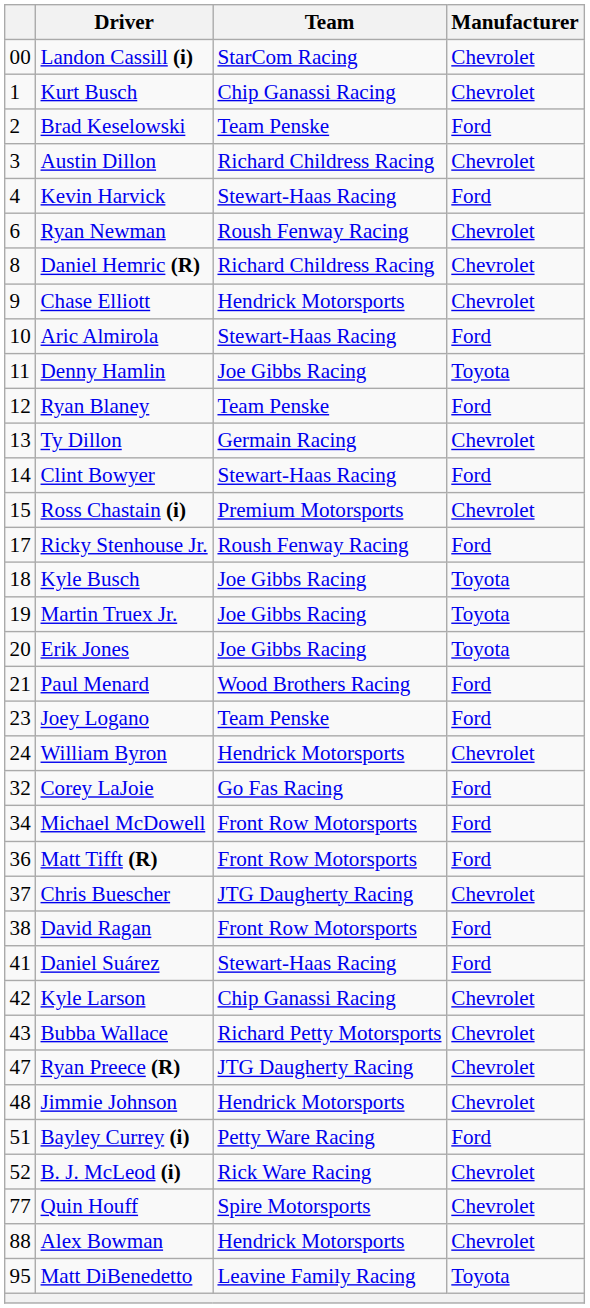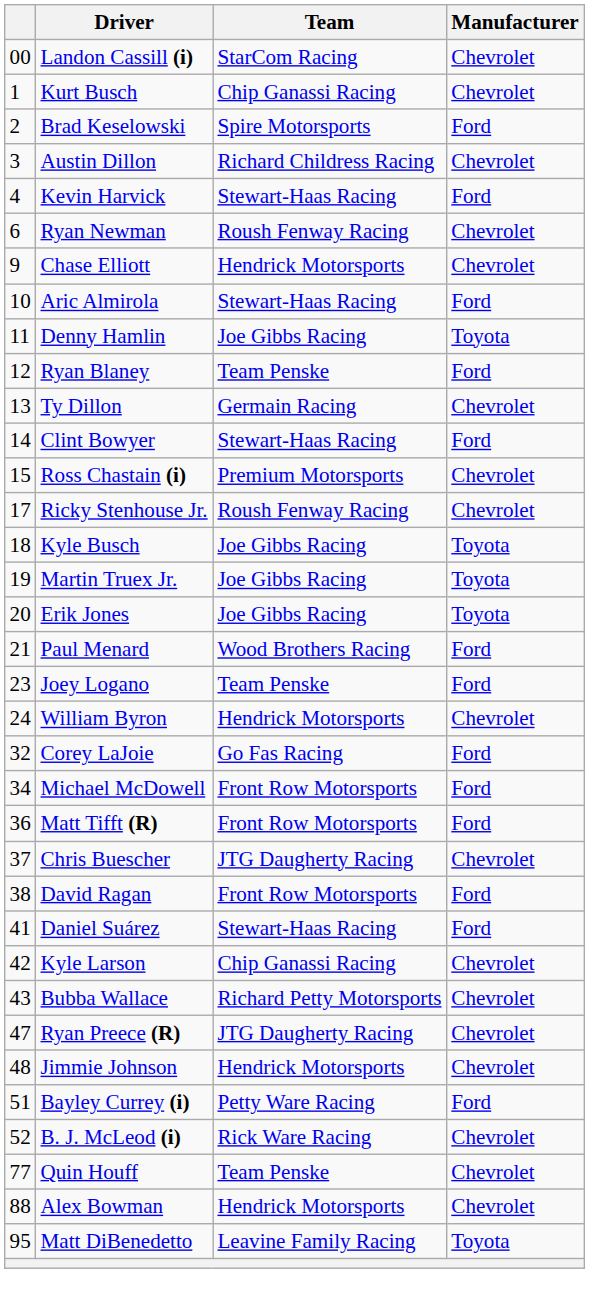(273, 126) Team Penske -> (294, 126) Spire Motorsports
- row: (120, 265)
(471, 544) Ford -> (493, 509) Chevrolet
(294, 1206) Spire Motorsports -> (273, 1171) Team Penske
